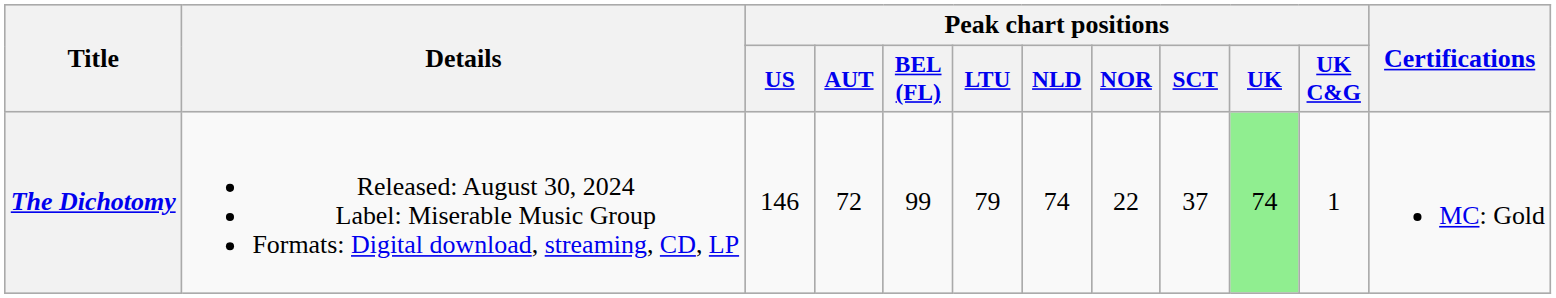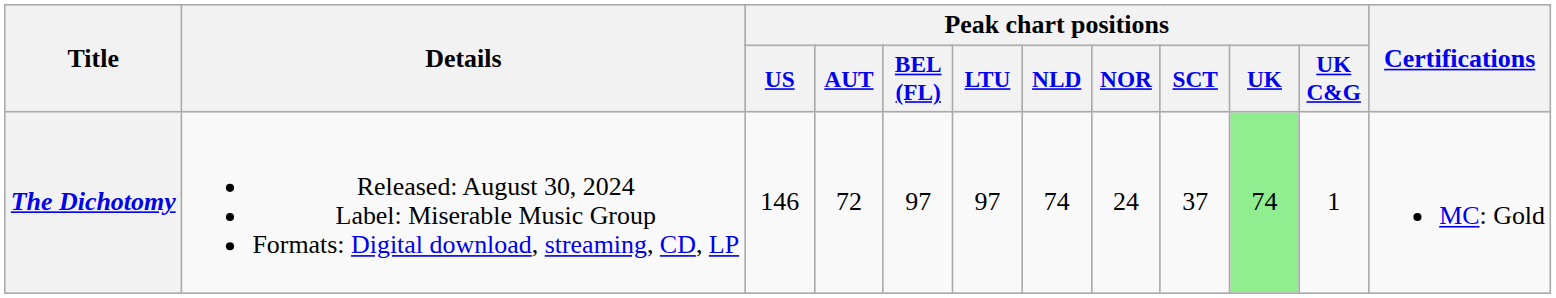(918, 201) 99 -> (918, 201) 97
(987, 201) 79 -> (987, 201) 97
(1126, 201) 22 -> (1126, 201) 24
